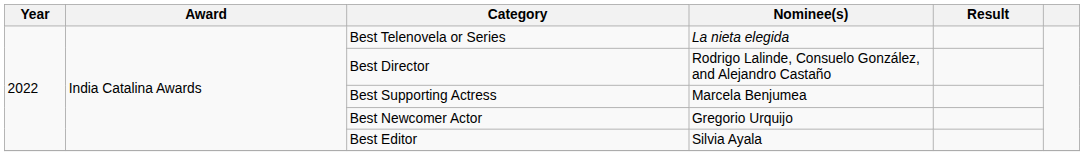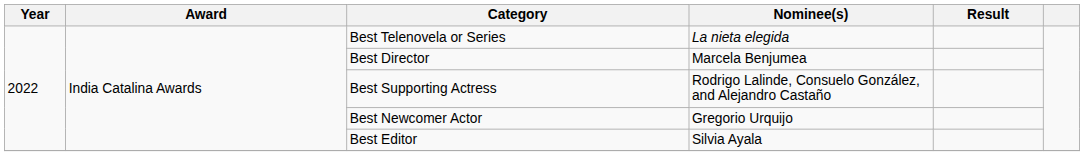(806, 66) Rodrigo Lalinde, Consuelo González, and Alejandro Castaño -> (749, 59) Marcela Benjumea
(749, 96) Marcela Benjumea -> (806, 88) Rodrigo Lalinde, Consuelo González, and Alejandro Castaño
